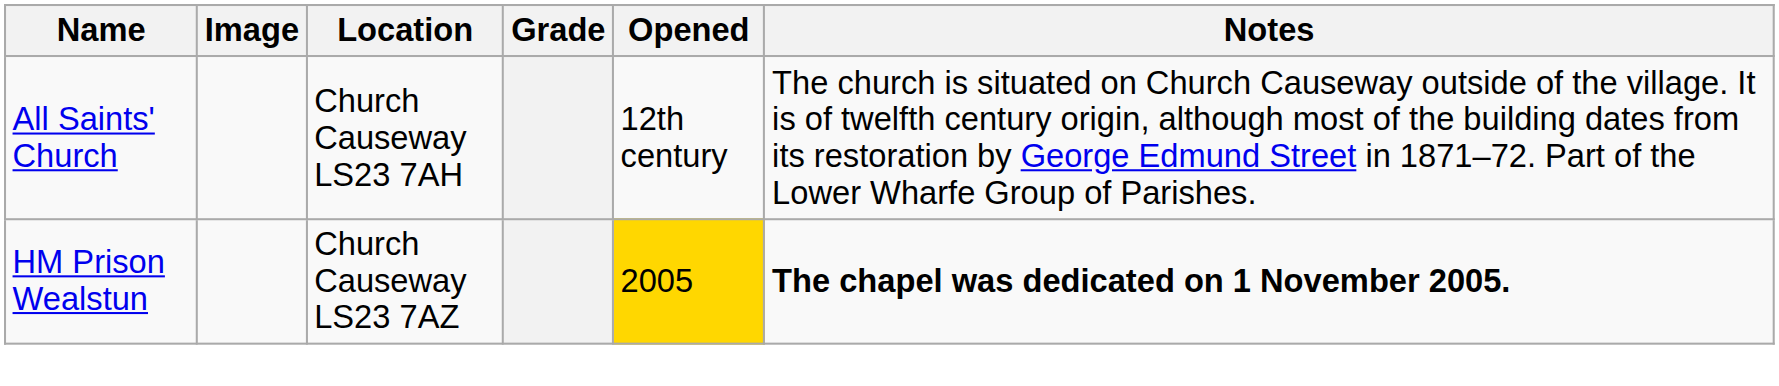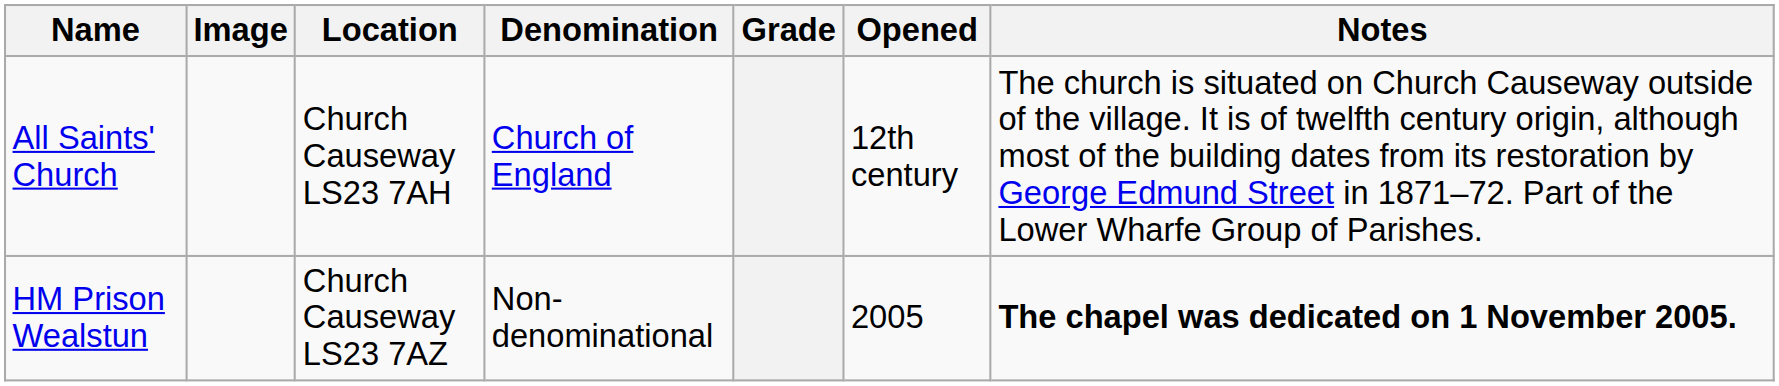+ column: (609, 30)
(657, 280) gold background -> (887, 317) no background
